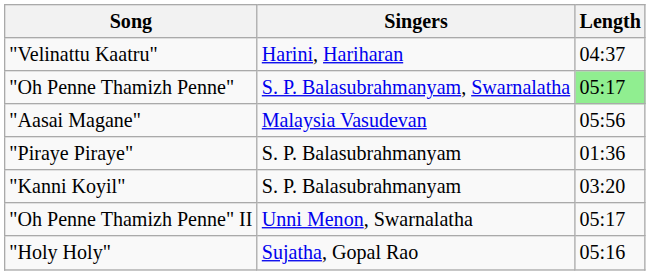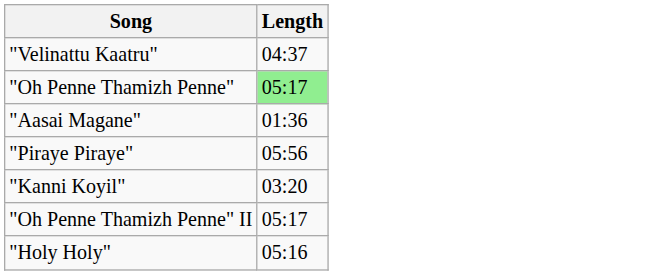- column: (416, 21)
(602, 120) 05:56 -> (285, 120) 01:36
(602, 153) 01:36 -> (285, 153) 05:56
